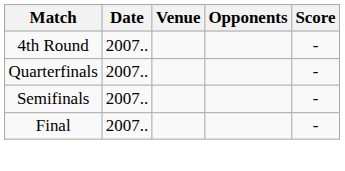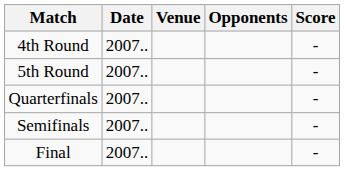+ row: (53, 71)
